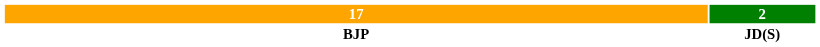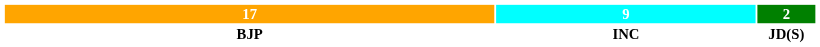+ column: (626, 14)
